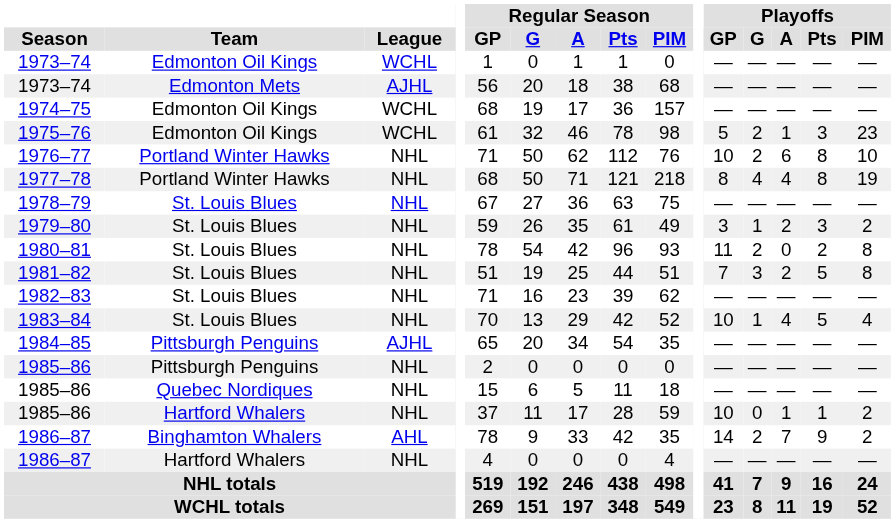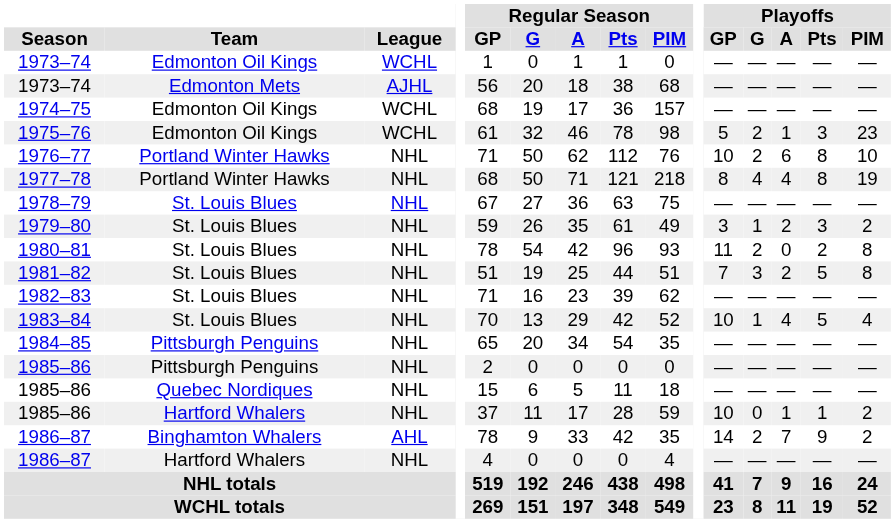(409, 343) AJHL -> (409, 343) NHL
